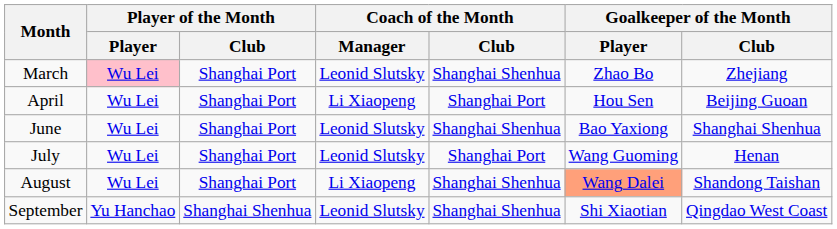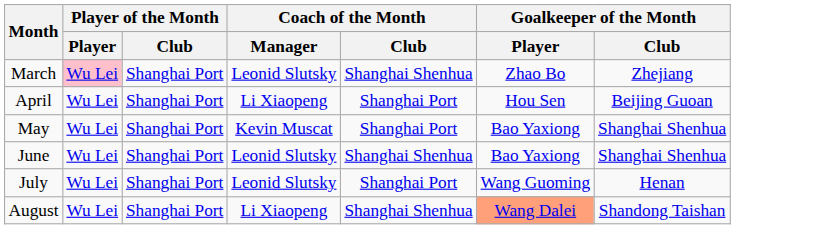+ row: (33, 127)
- row: (45, 210)
